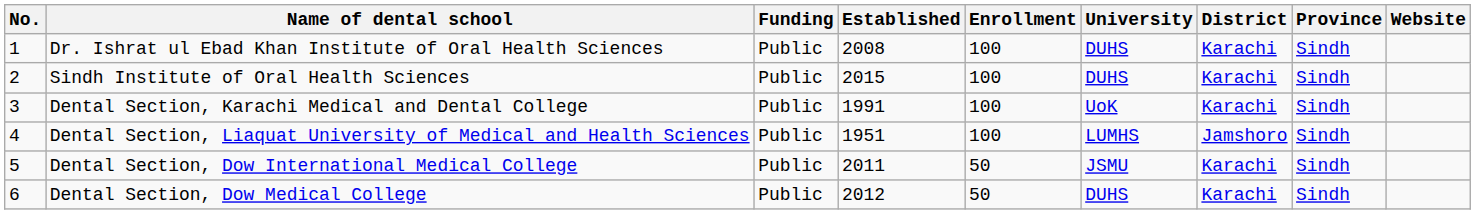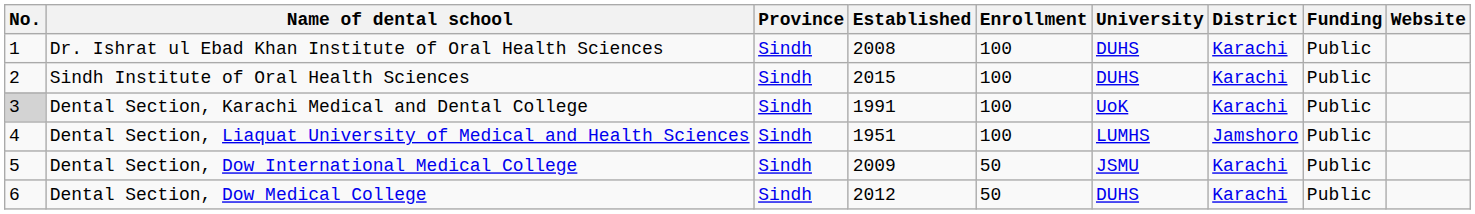columns swapped: (796, 19) <-> (1339, 19)
(14, 107) no background -> (14, 107) lightgrey background
(864, 166) 2011 -> (874, 166) 2009
